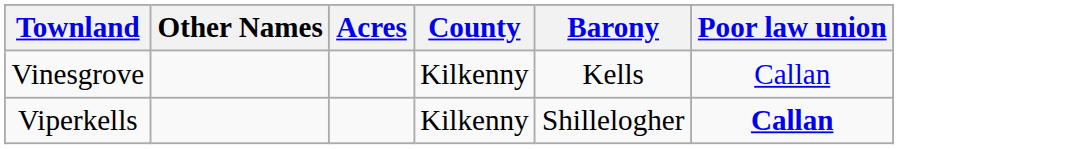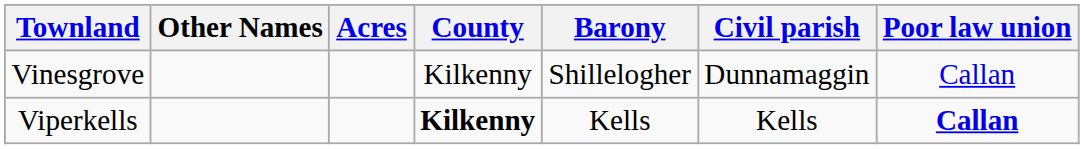+ column: (787, 27)
(613, 73) Kells -> (620, 73) Shillelogher
(474, 119) normal -> (478, 119) bold
(613, 119) Shillelogher -> (620, 119) Kells
